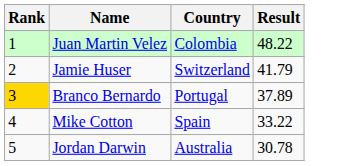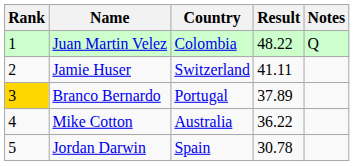+ column: (326, 17)
(275, 69) 41.79 -> (275, 69) 41.11
(192, 121) Spain -> (203, 121) Australia
(275, 121) 33.22 -> (275, 121) 36.22
(203, 148) Australia -> (192, 148) Spain
